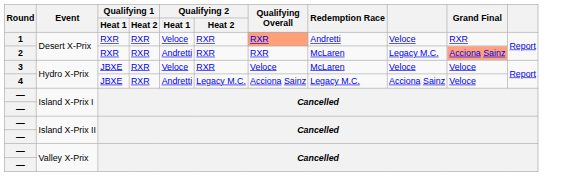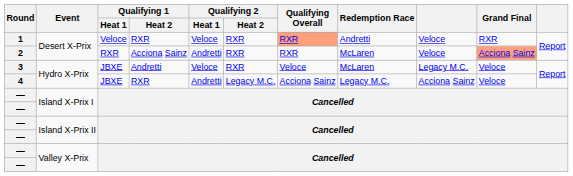(110, 39) RXR -> (113, 39) Veloce
(140, 53) RXR -> (159, 53) Acciona Sainz
(414, 53) Legacy M.C. -> (432, 53) Veloce
(140, 67) RXR -> (146, 67) Andretti
(402, 67) Veloce -> (443, 67) Legacy M.C.
